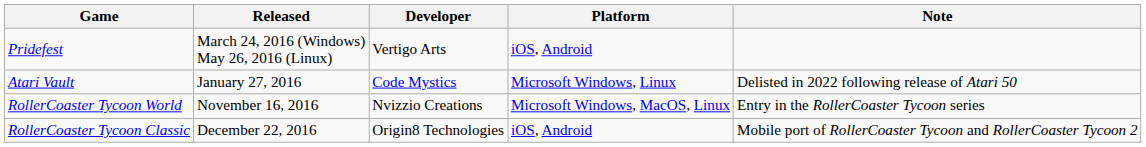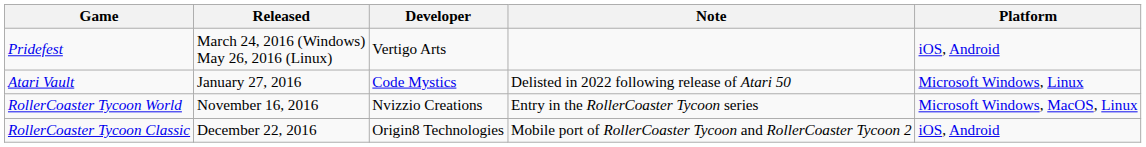columns swapped: (621, 16) <-> (937, 16)
